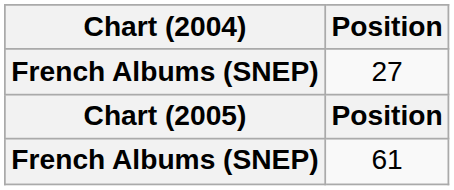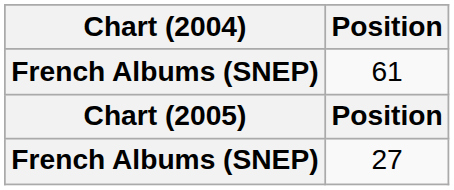rows swapped: (387, 71) <-> (387, 160)
